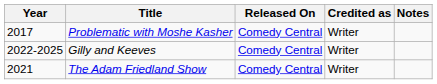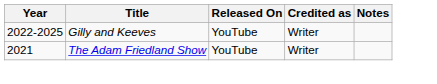- row: (150, 32)
(280, 50) Comedy Central -> (234, 32) YouTube
(280, 69) Comedy Central -> (234, 50) YouTube
